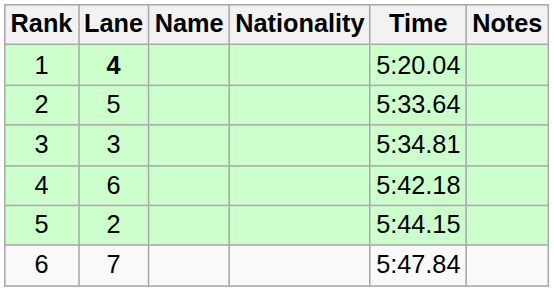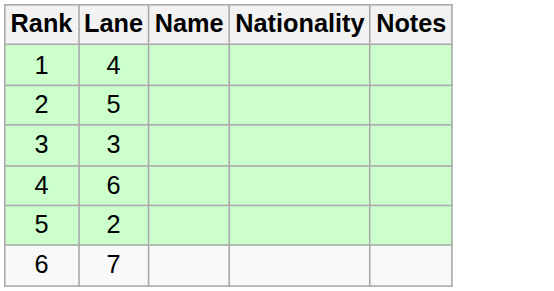- column: (418, 24)
(114, 64) bold -> (114, 64) normal
